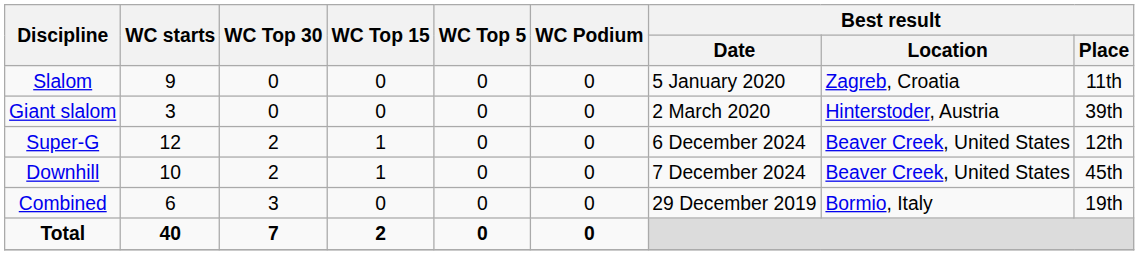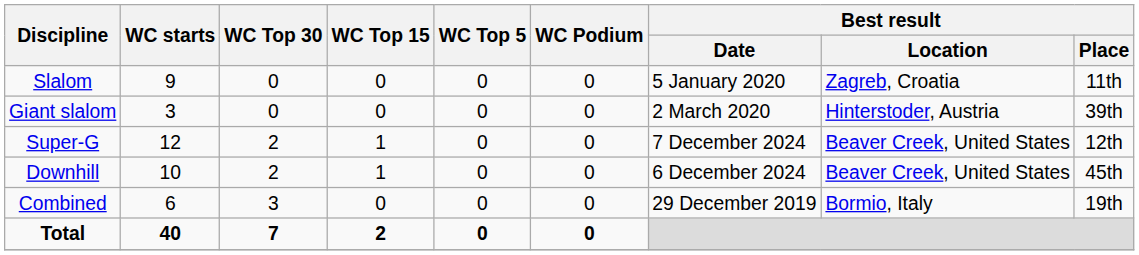(729, 142) 6 December 2024 -> (729, 142) 7 December 2024
(729, 173) 7 December 2024 -> (729, 173) 6 December 2024
